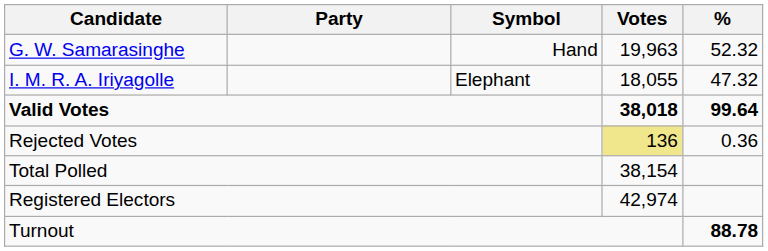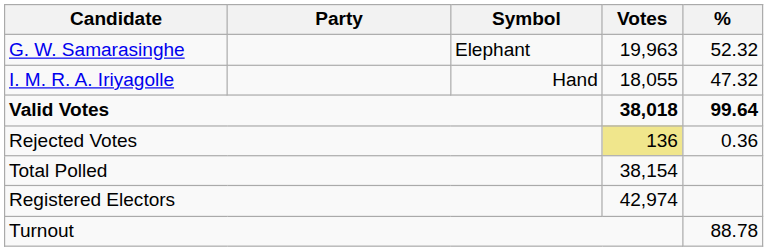(575, 49) Hand -> (493, 49) Elephant
(493, 79) Elephant -> (575, 79) Hand
(734, 230) bold -> (734, 230) normal
